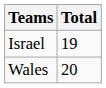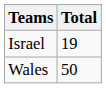(69, 69) 20 -> (69, 69) 50
